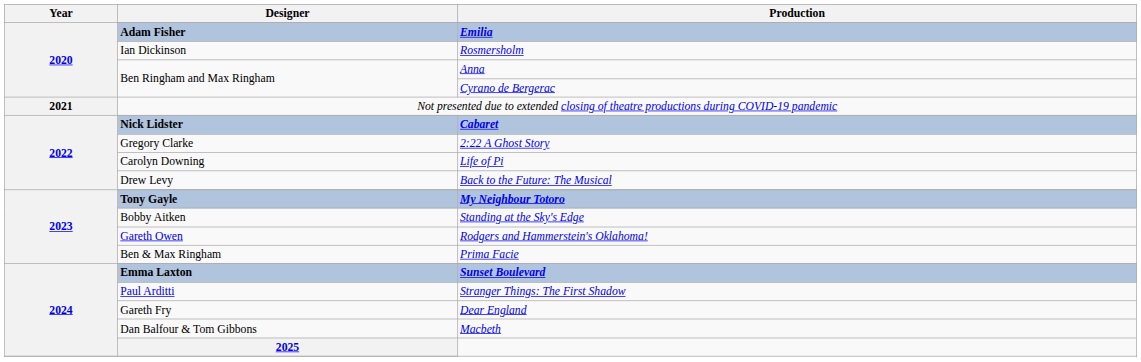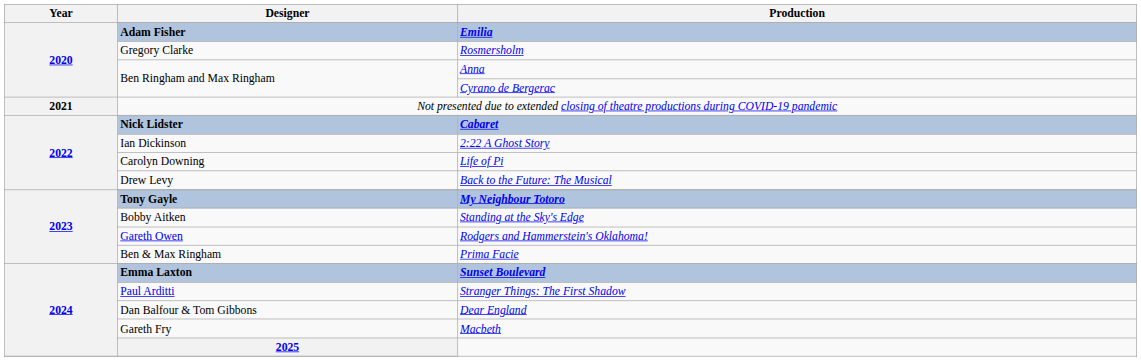(153, 50) Ian Dickinson -> (157, 50) Gregory Clarke
(157, 143) Gregory Clarke -> (153, 143) Ian Dickinson
(146, 310) Gareth Fry -> (189, 310) Dan Balfour & Tom Gibbons
(189, 328) Dan Balfour & Tom Gibbons -> (146, 328) Gareth Fry
